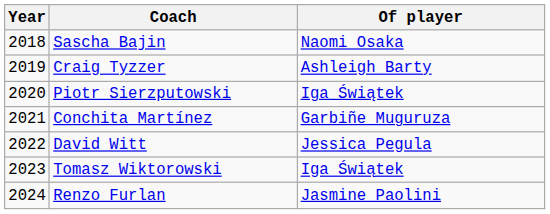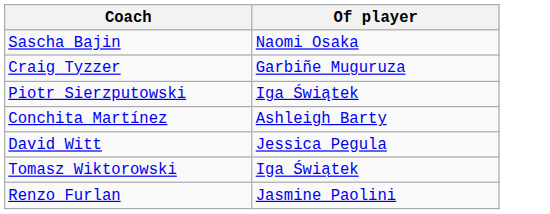- column: (27, 17)
(366, 68) Ashleigh Barty -> (331, 68) Garbiñe Muguruza
(376, 119) Garbiñe Muguruza -> (321, 119) Ashleigh Barty
